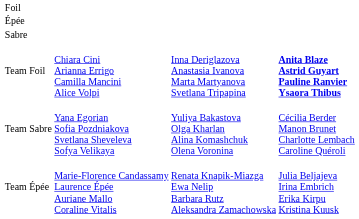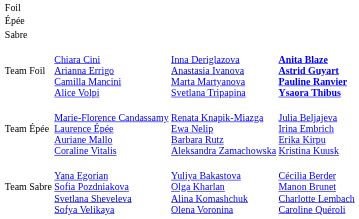rows swapped: (27, 187) <-> (28, 129)
